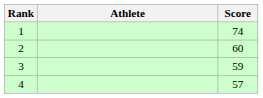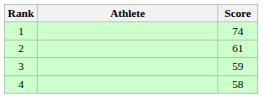(238, 48) 60 -> (238, 48) 61
(238, 84) 57 -> (238, 84) 58
